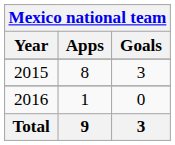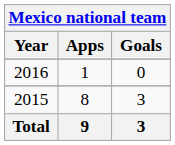rows swapped: (31, 72) <-> (31, 99)
